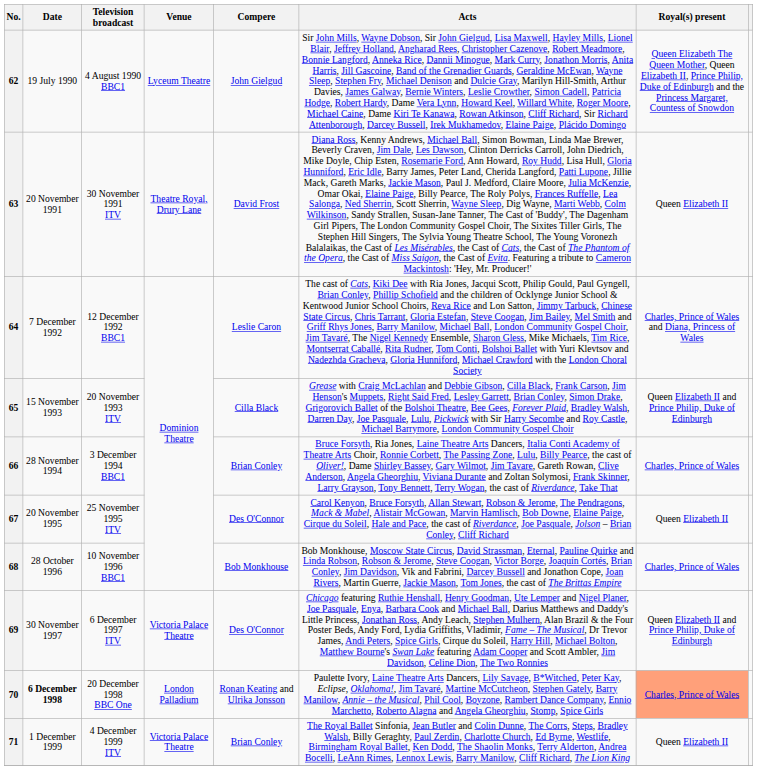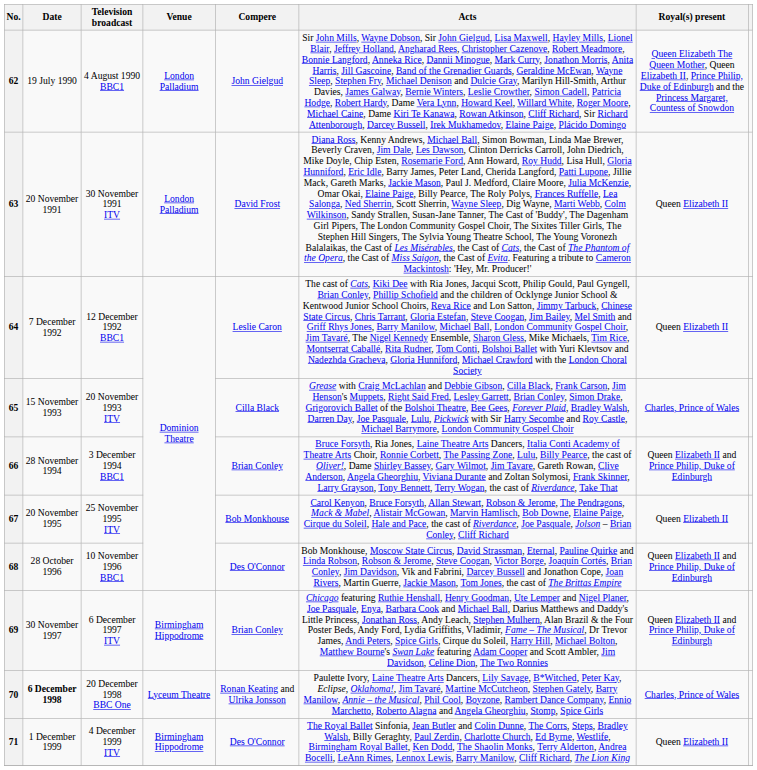(179, 81) Lyceum Theatre -> (179, 81) London Palladium
(179, 204) Theatre Royal, Drury Lane -> (179, 204) London Palladium
(692, 327) Charles, Prince of Wales and Diana, Princess of Wales -> (692, 327) Queen Elizabeth II
(692, 407) Queen Elizabeth II and Prince Philip, Duke of Edinburgh -> (692, 407) Charles, Prince of Wales
(692, 466) Charles, Prince of Wales -> (692, 466) Queen Elizabeth II and Prince Philip, Duke of Edinburgh
(256, 519) Des O'Connor -> (257, 519) Bob Monkhouse
(256, 566) Bob Monkhouse -> (257, 566) Des O'Connor
(692, 566) Charles, Prince of Wales -> (692, 566) Queen Elizabeth II and Prince Philip, Duke of Edinburgh
(179, 630) Victoria Palace Theatre -> (179, 630) Birmingham Hippodrome
(256, 630) Des O'Connor -> (257, 630) Brian Conley
(179, 694) London Palladium -> (179, 694) Lyceum Theatre
(692, 694) lightsalmon background -> (692, 694) no background
(179, 742) Victoria Palace Theatre -> (179, 742) Birmingham Hippodrome
(256, 742) Brian Conley -> (257, 742) Des O'Connor
